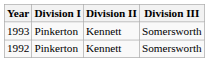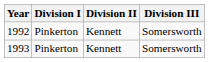rows swapped: (18, 31) <-> (18, 48)
